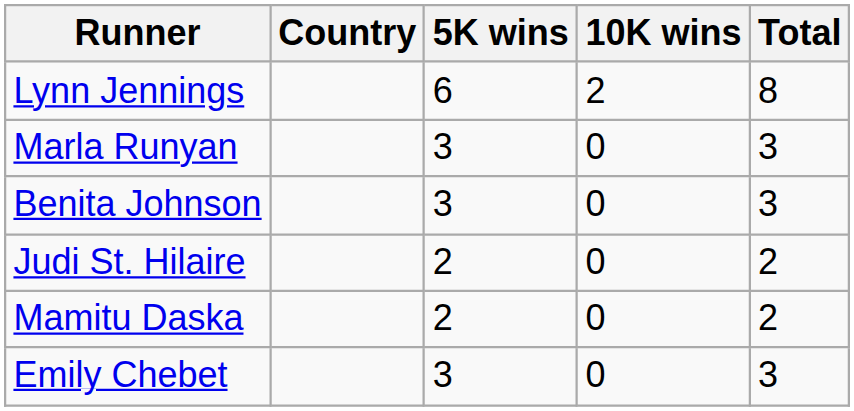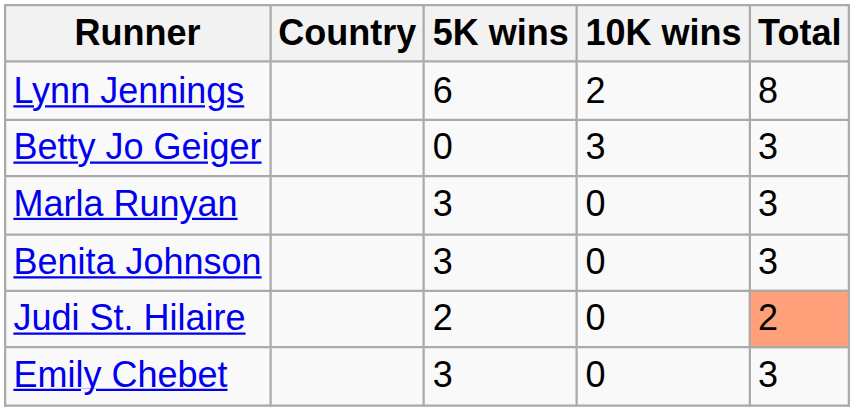+ row: (137, 147)
(768, 261) no background -> (768, 318) lightsalmon background
- row: (128, 318)
